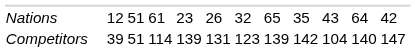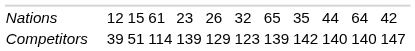(136, 18) 51 -> (136, 18) 15
(331, 18) 43 -> (331, 18) 44
(218, 38) 131 -> (218, 38) 129
(335, 38) 104 -> (335, 38) 140
